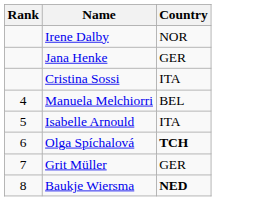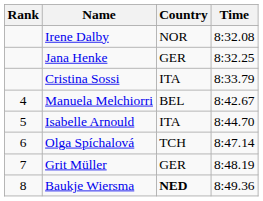+ column: (234, 15)
(174, 143) bold -> (173, 143) normal
